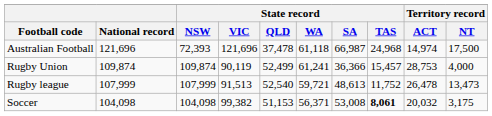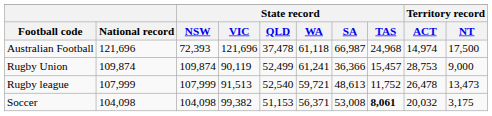(461, 66) 4,000 -> (461, 66) 9,000
